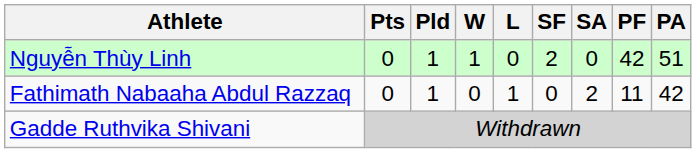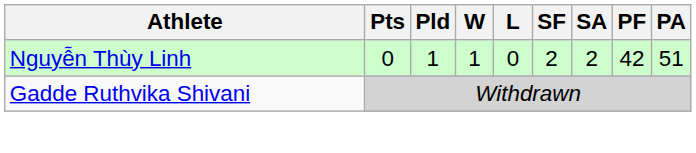(592, 57) 0 -> (592, 57) 2
- row: (180, 93)
